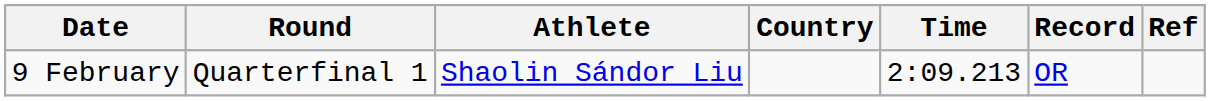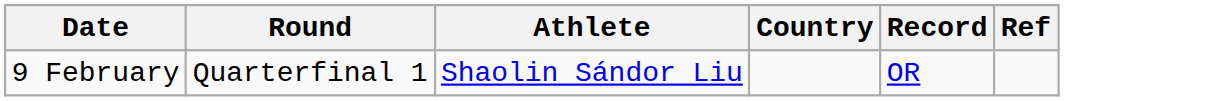- column: (954, 28)
